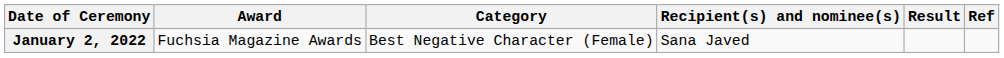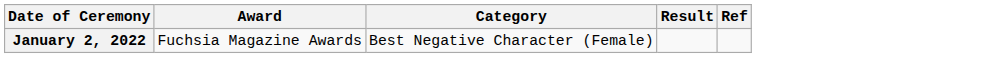- column: (781, 17)
